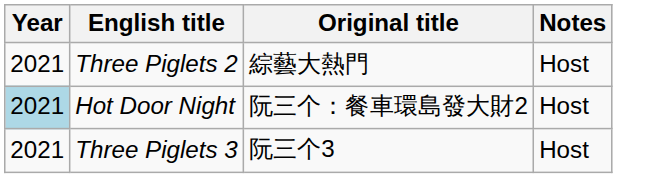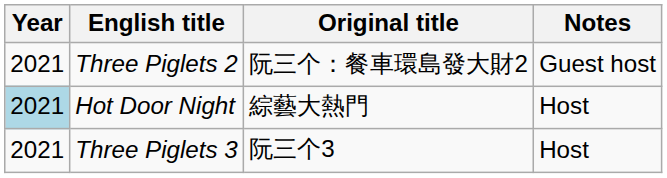(309, 63) 綜藝大熱門 -> (388, 63) 阮三个：餐車環島發大財2
(564, 64) Host -> (598, 64) Guest host
(388, 106) 阮三个：餐車環島發大財2 -> (309, 106) 綜藝大熱門
